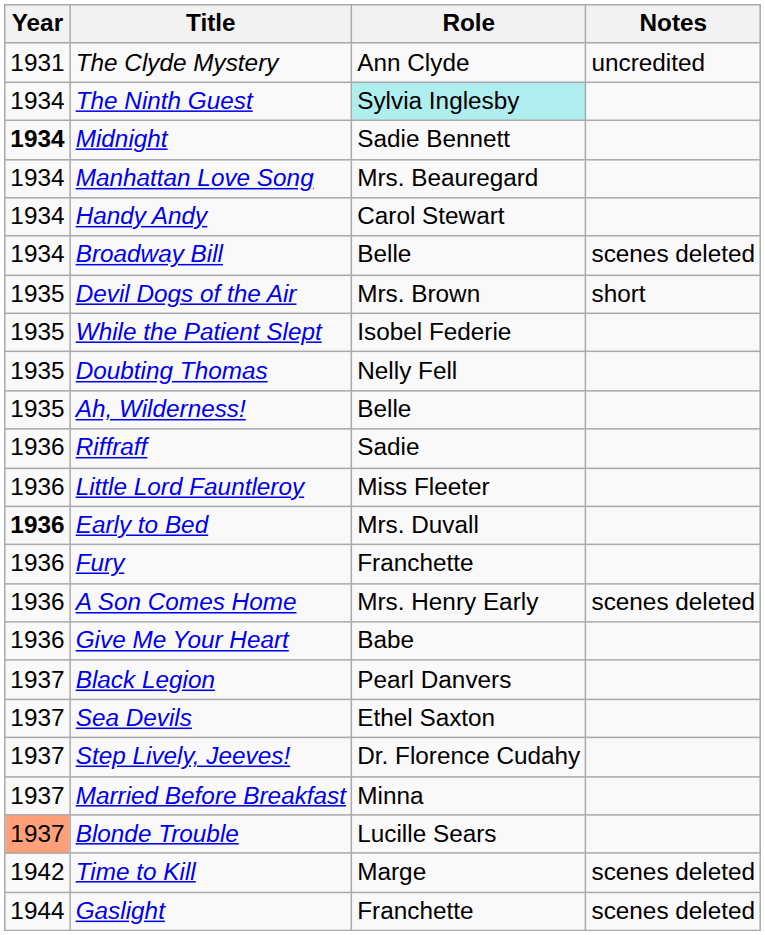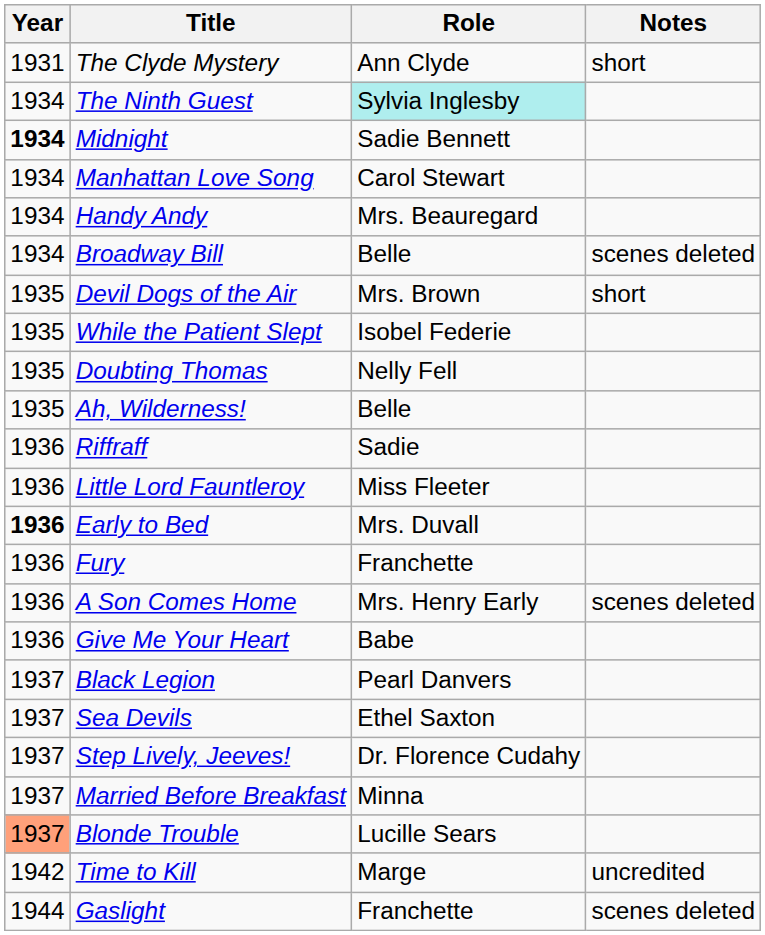(648, 62) uncredited -> (619, 62) short
(448, 178) Mrs. Beauregard -> (431, 178) Carol Stewart
(431, 216) Carol Stewart -> (448, 216) Mrs. Beauregard
(673, 872) scenes deleted -> (648, 872) uncredited
